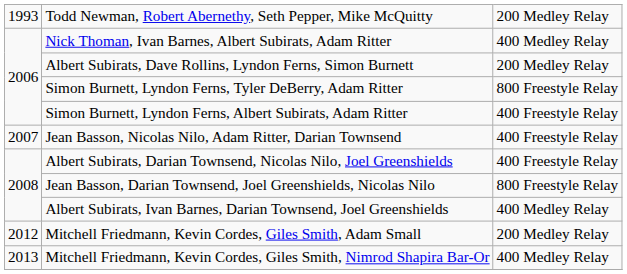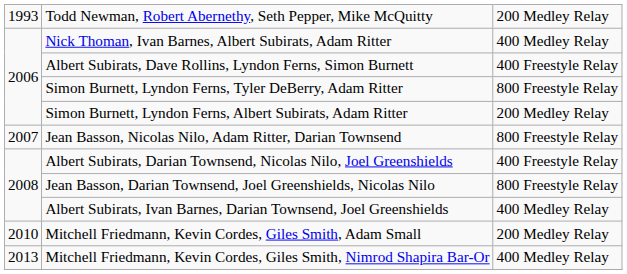(553, 64) 200 Medley Relay -> (557, 64) 400 Freestyle Relay
(557, 112) 400 Freestyle Relay -> (553, 112) 200 Medley Relay
(557, 137) 400 Freestyle Relay -> (557, 137) 800 Freestyle Relay
(23, 233) 2012 -> (23, 233) 2010
